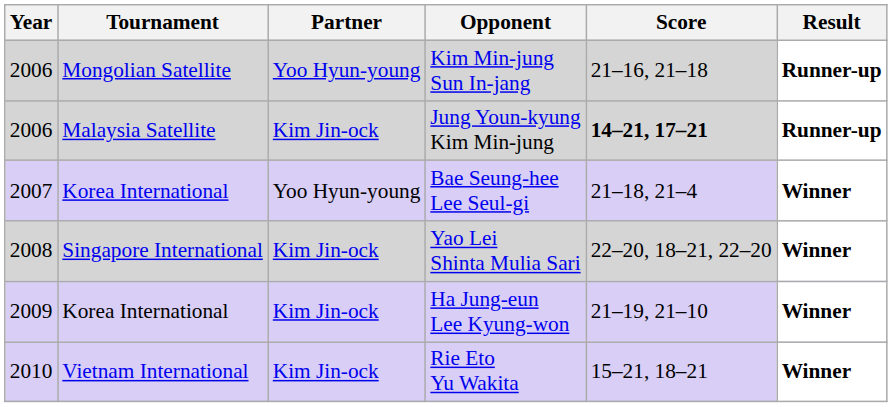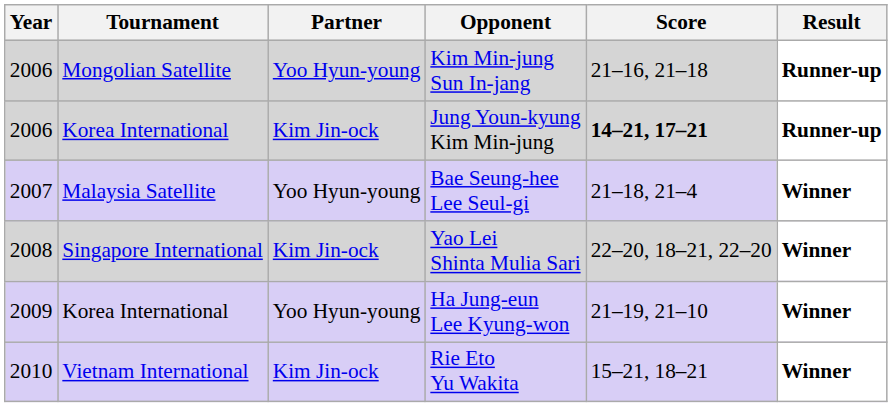(139, 130) Malaysia Satellite -> (145, 130) Korea International
(145, 190) Korea International -> (139, 190) Malaysia Satellite
(326, 311) Kim Jin-ock -> (347, 311) Yoo Hyun-young
